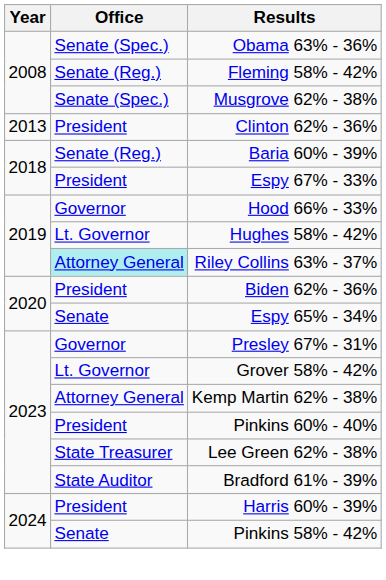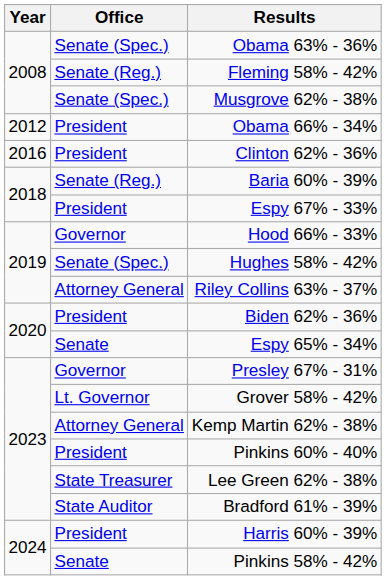+ row: (305, 126)
(28, 126) 2013 -> (28, 153) 2016
(102, 235) Lt. Governor -> (112, 262) Senate (Spec.)
(119, 262) paleturquoise background -> (119, 289) no background
